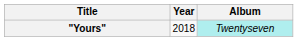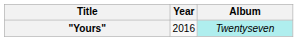(184, 28) 2018 -> (184, 28) 2016
